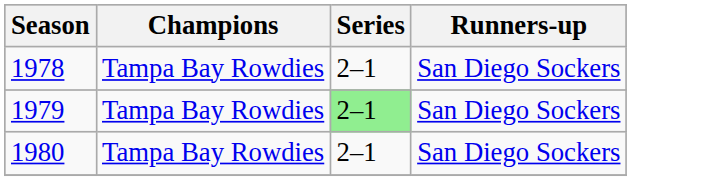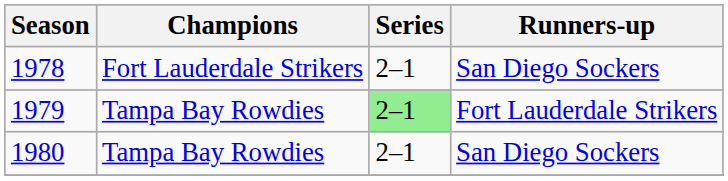(213, 68) Tampa Bay Rowdies -> (233, 68) Fort Lauderdale Strikers
(519, 110) San Diego Sockers -> (587, 110) Fort Lauderdale Strikers
